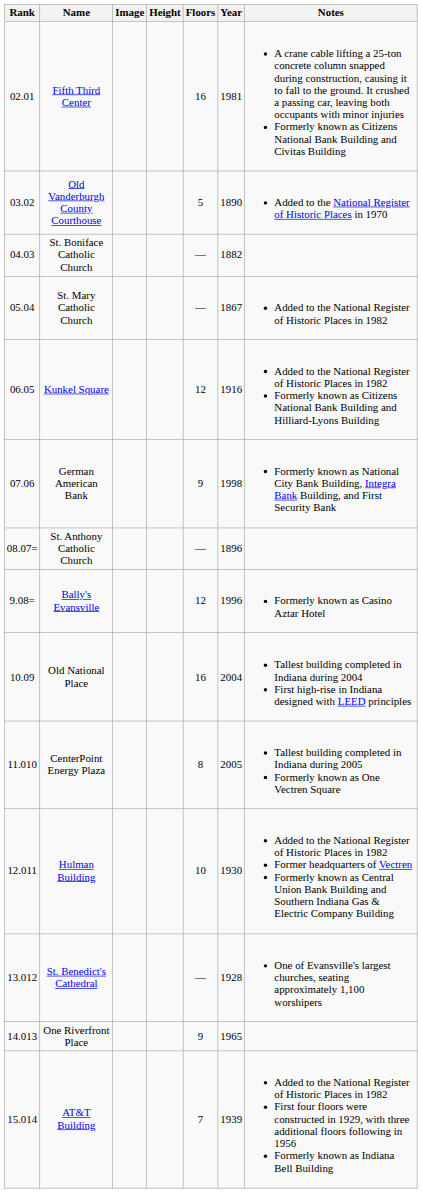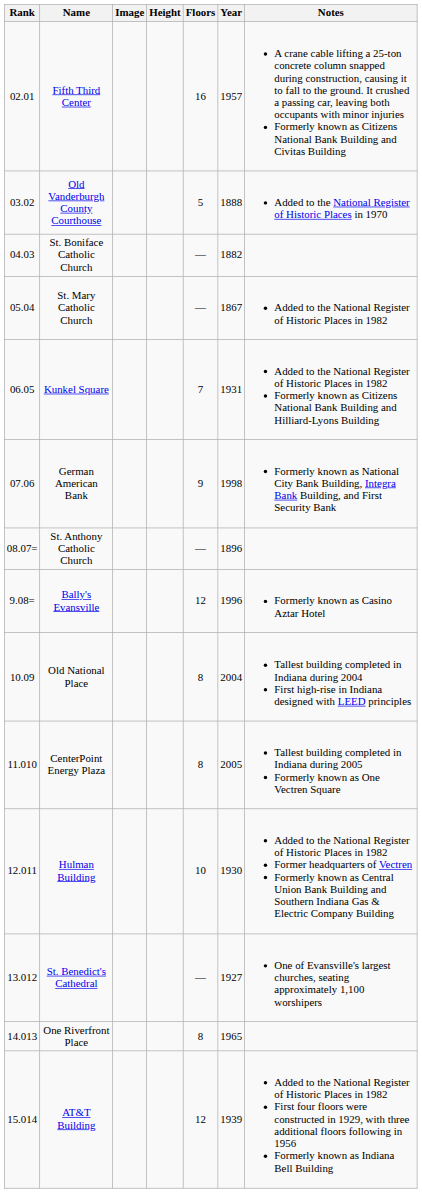(231, 96) 1981 -> (231, 96) 1957
(231, 202) 1890 -> (231, 202) 1888
(201, 389) 12 -> (201, 389) 7
(231, 389) 1916 -> (231, 389) 1931
(201, 677) 16 -> (201, 677) 8
(231, 977) 1928 -> (231, 977) 1927
(201, 1036) 9 -> (201, 1036) 8
(201, 1119) 7 -> (201, 1119) 12
